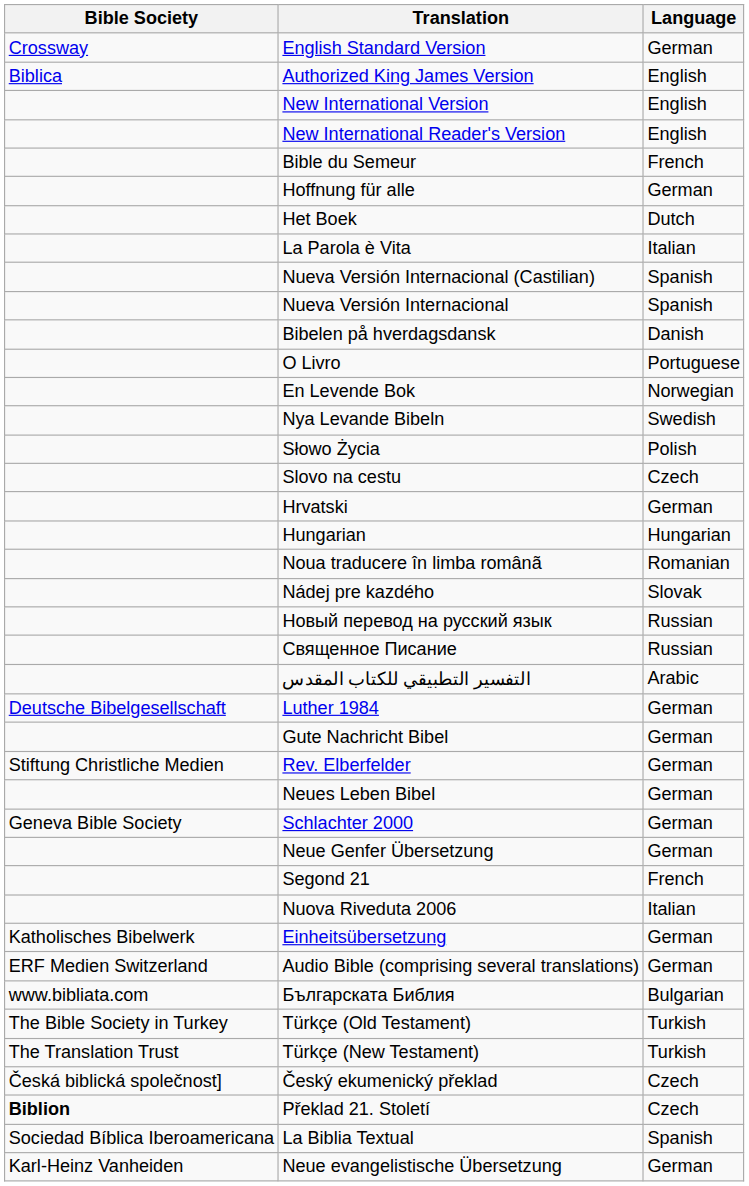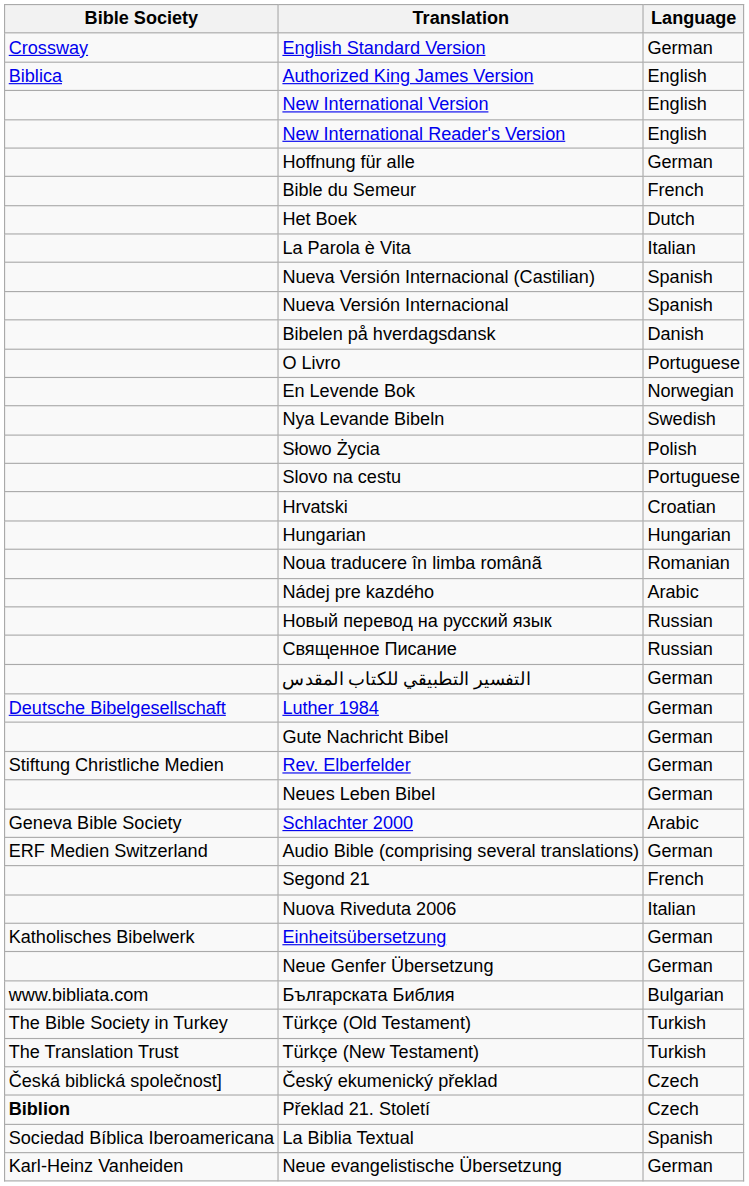rows swapped: (349, 190) <-> (349, 162)
(673, 477) Czech -> (694, 477) Portuguese
(680, 506) German -> (682, 506) Croatian
(675, 592) Slovak -> (673, 592) Arabic
(673, 678) Arabic -> (680, 678) German
(680, 822) German -> (673, 822) Arabic
rows swapped: (388, 851) <-> (461, 966)
